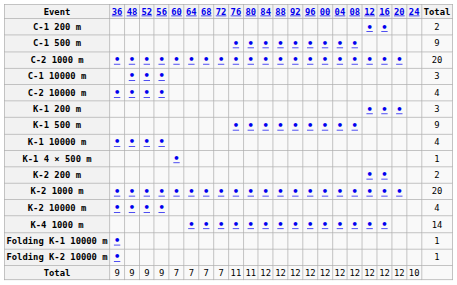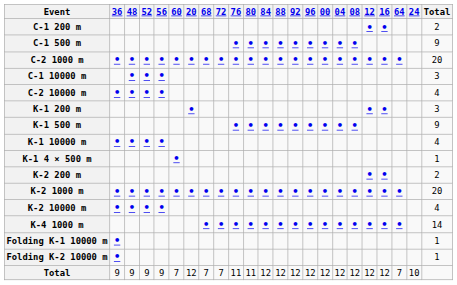columns swapped: (191, 12) <-> (399, 12)
